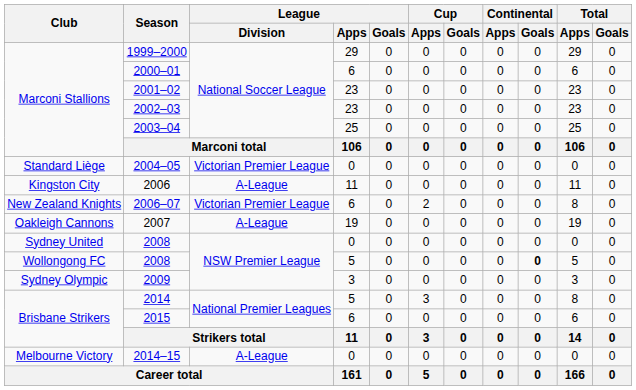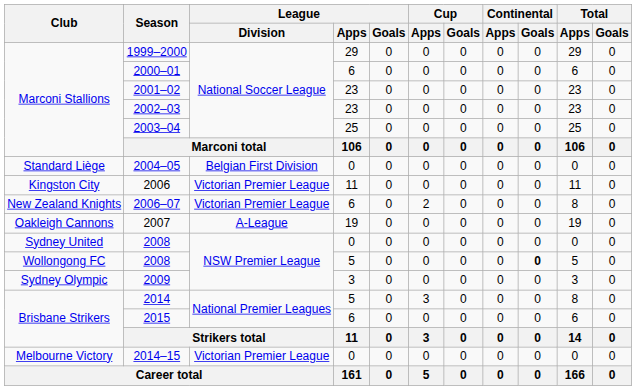(262, 166) Victorian Premier League -> (262, 166) Belgian First Division
(262, 185) A-League -> (262, 185) Victorian Premier League
(262, 356) A-League -> (262, 356) Victorian Premier League
